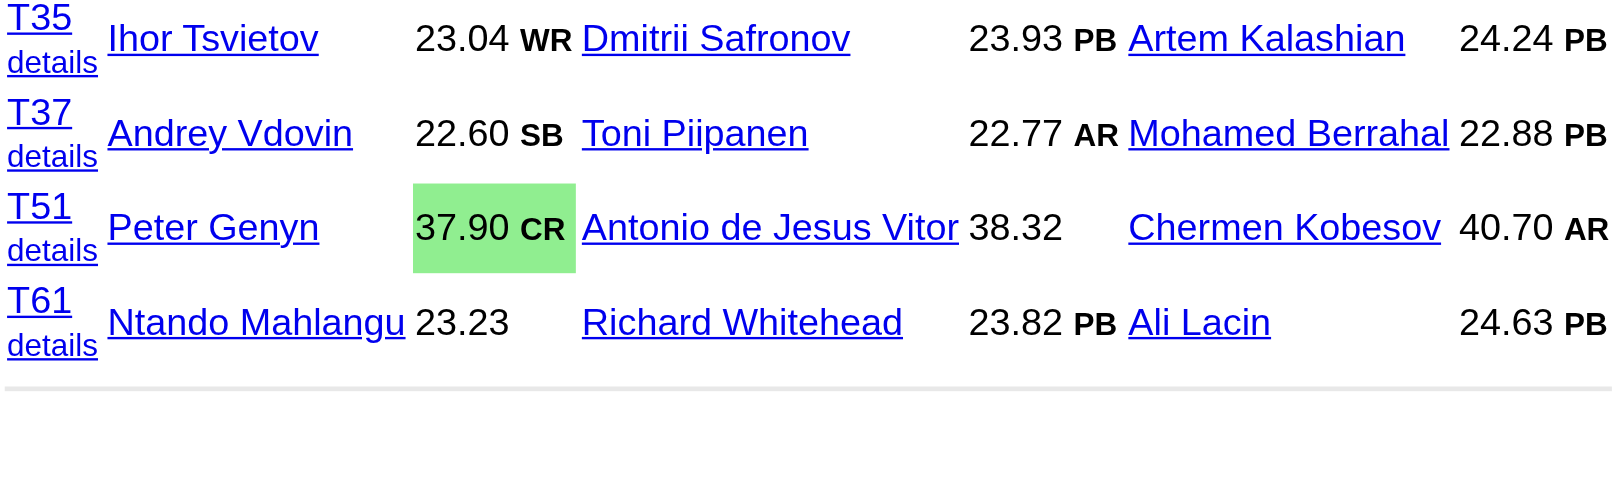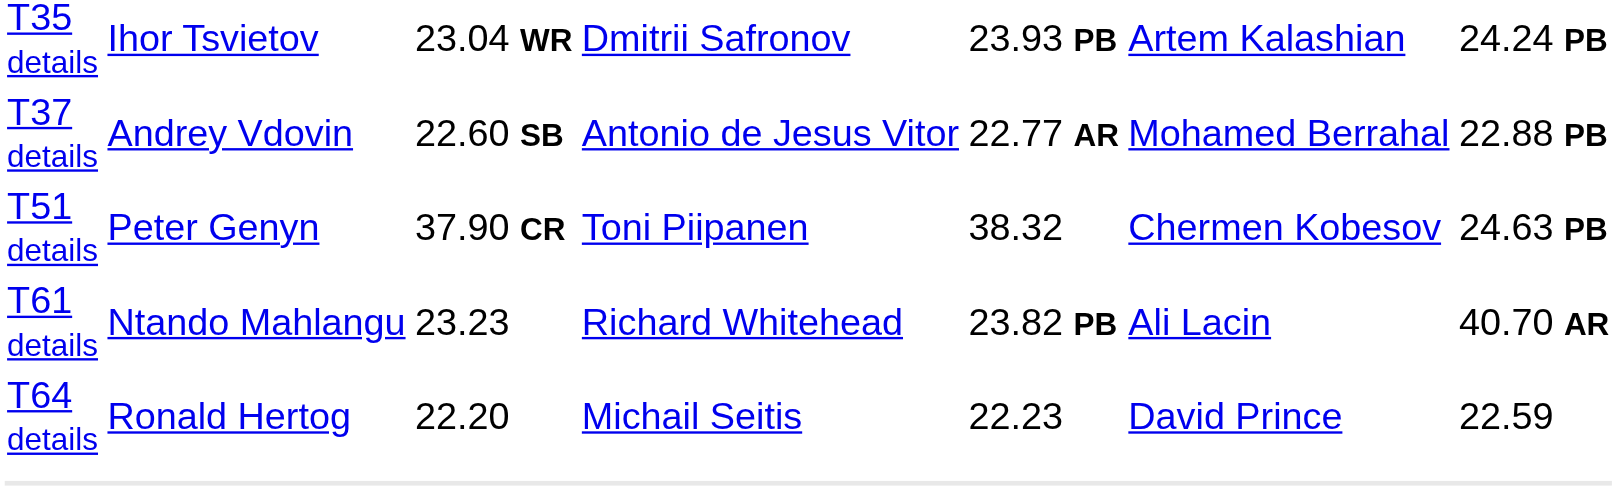(695, 133) Toni Piipanen -> (770, 133) Antonio de Jesus Vitor
(490, 227) lightgreen background -> (490, 227) no background
(770, 227) Antonio de Jesus Vitor -> (695, 227) Toni Piipanen
(1534, 227) 40.70 AR -> (1533, 227) 24.63 PB
(1533, 322) 24.63 PB -> (1534, 322) 40.70 AR
+ row: (53, 416)
